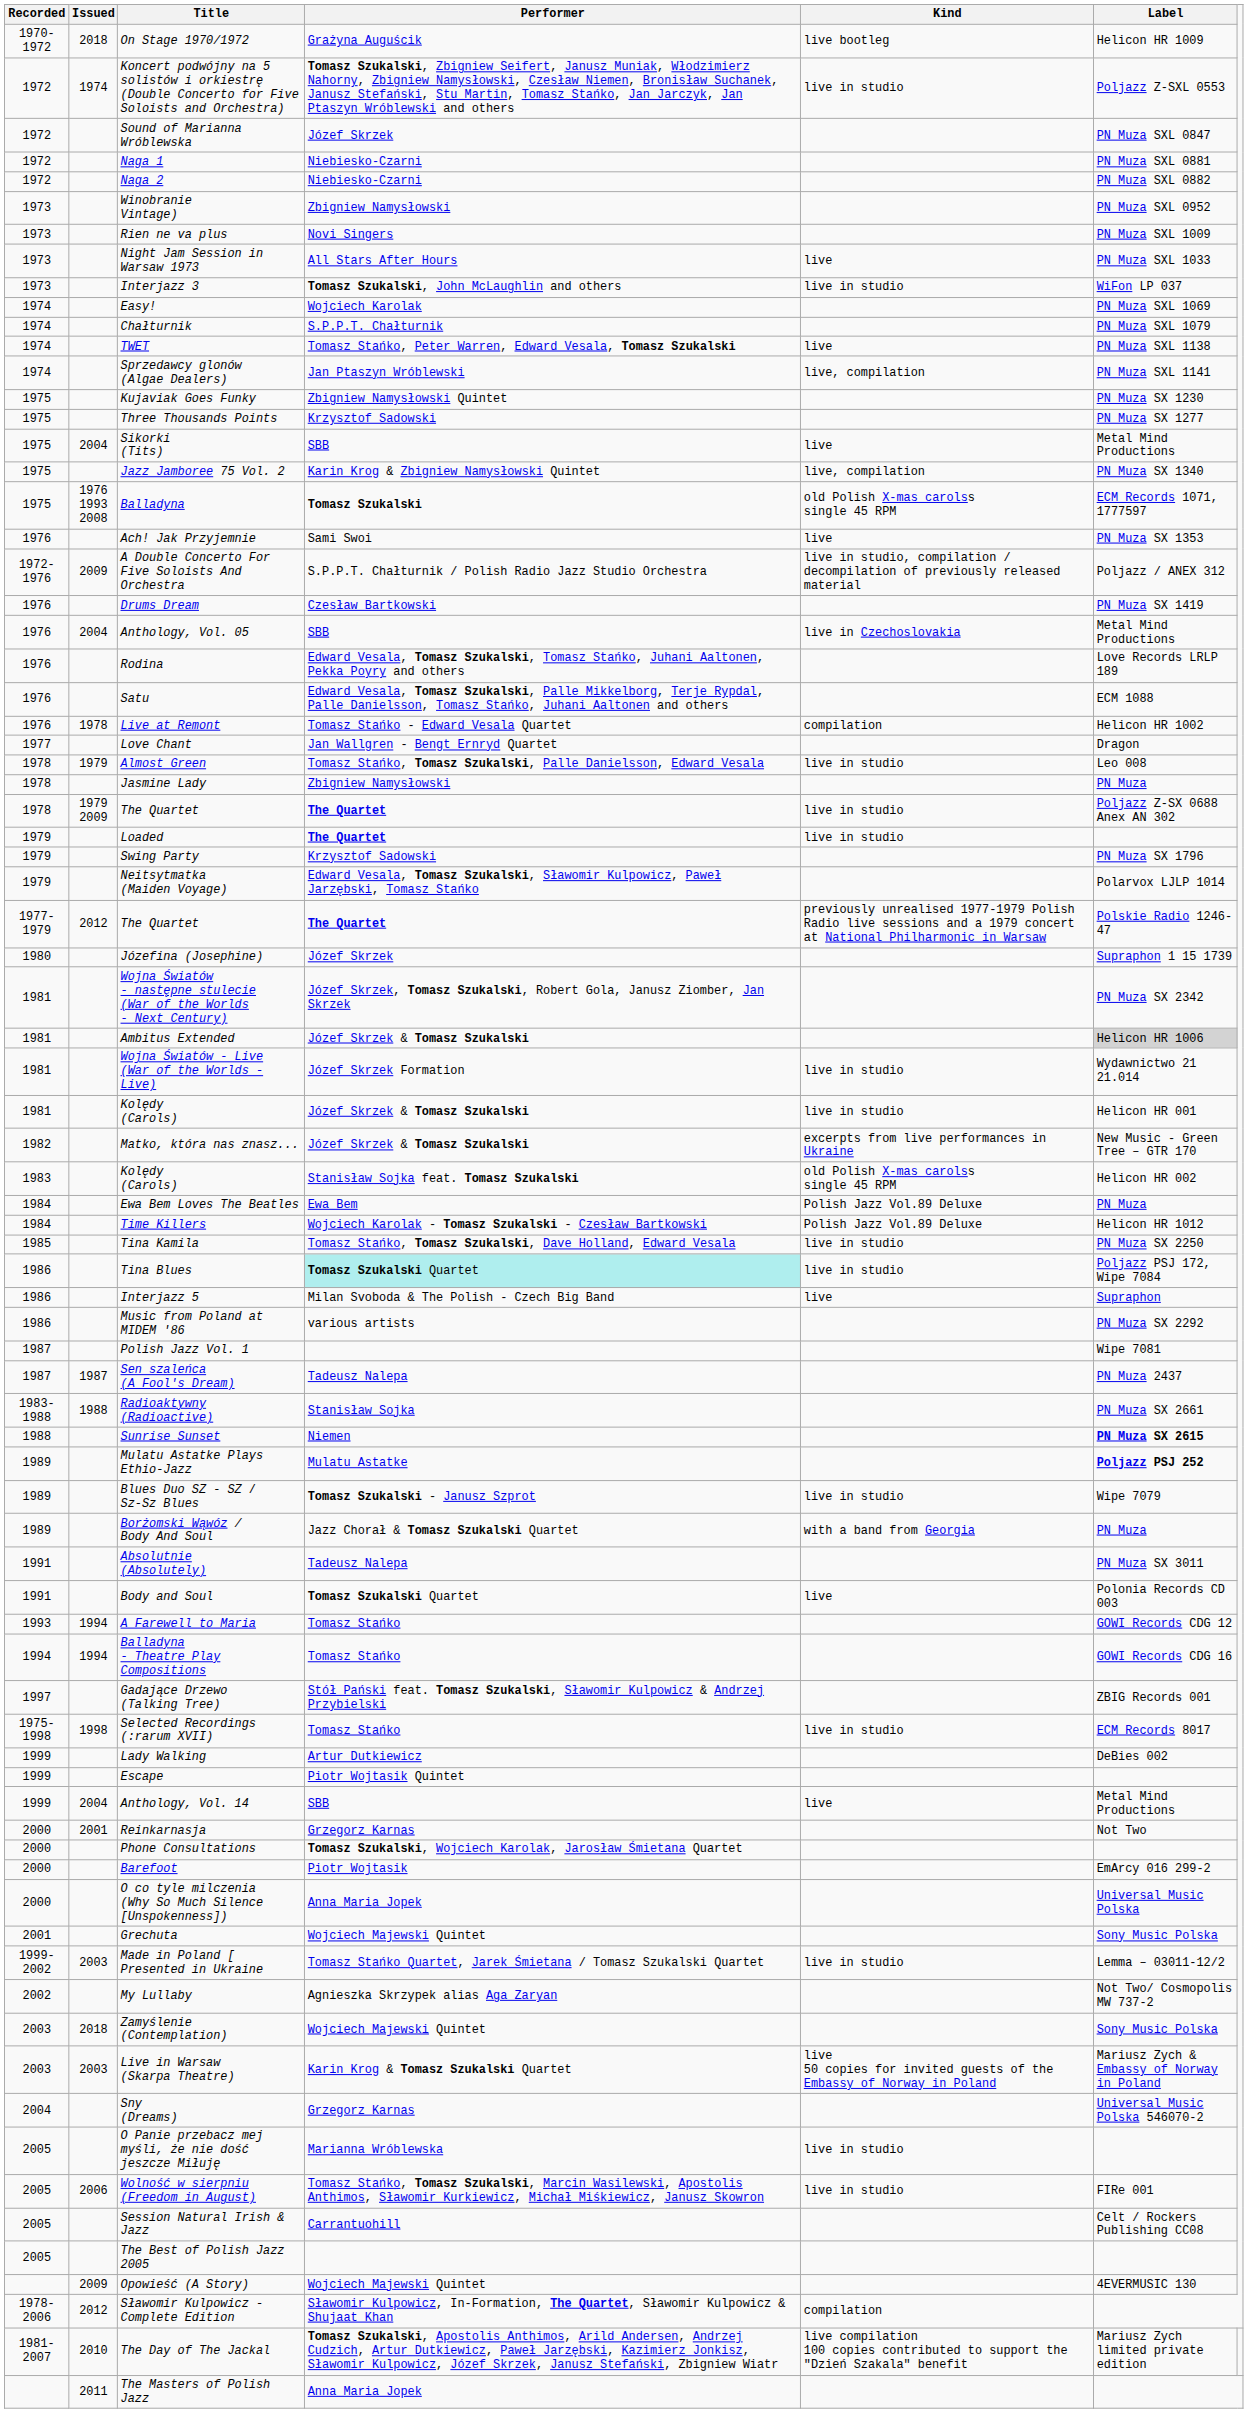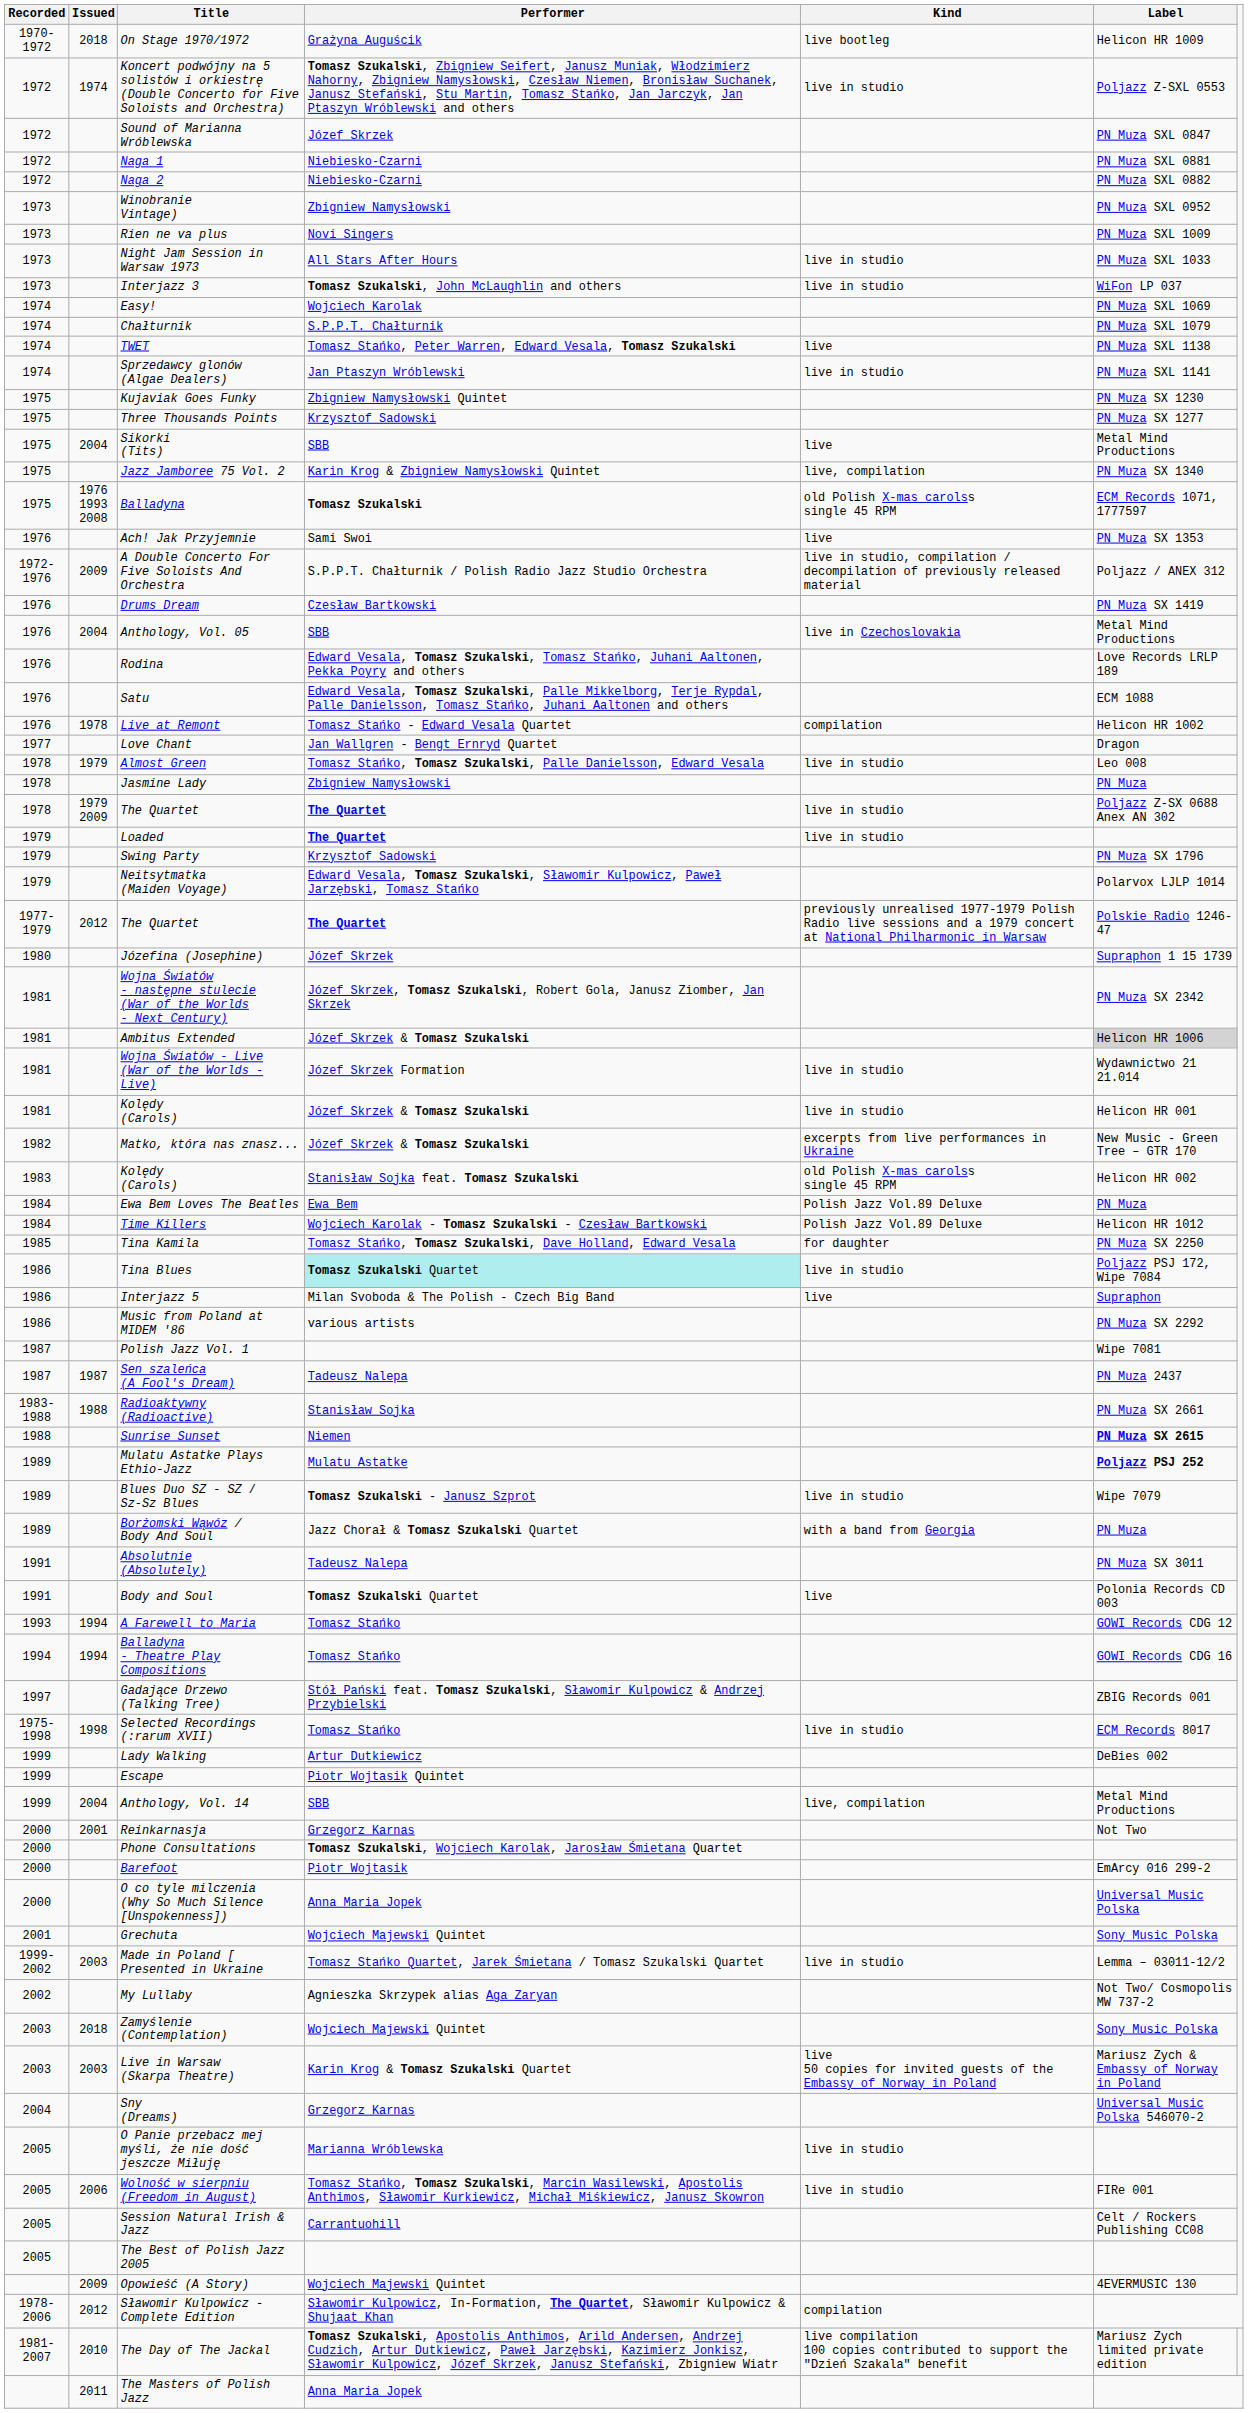(818, 261) live -> (854, 261) live in studio
(864, 373) live, compilation -> (854, 373) live in studio
(854, 1244) live in studio -> (847, 1244) for daughter
(818, 1804) live -> (864, 1804) live, compilation
